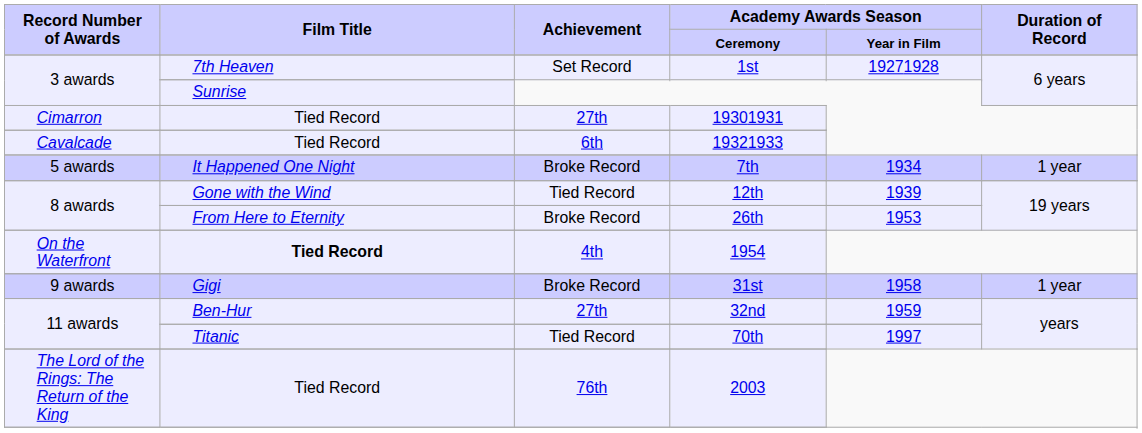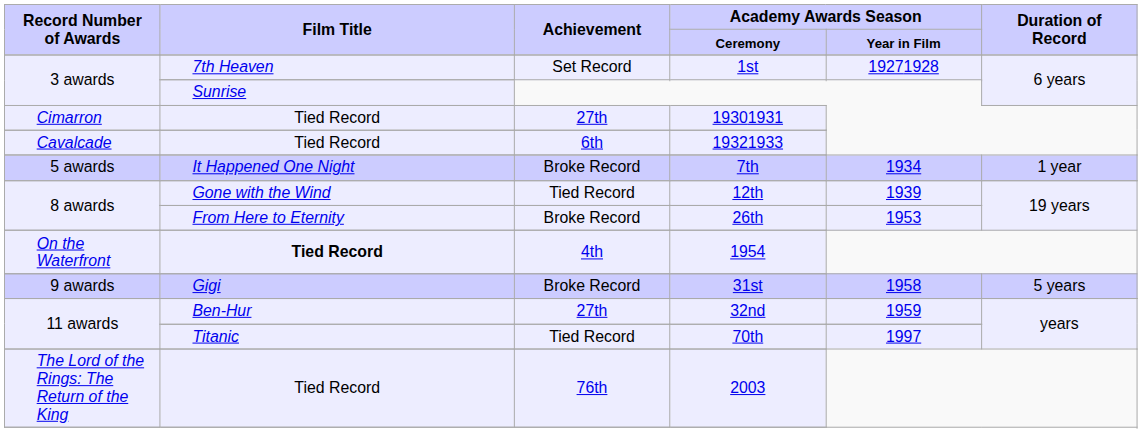(1059, 286) 1 year -> (1059, 286) 5 years
